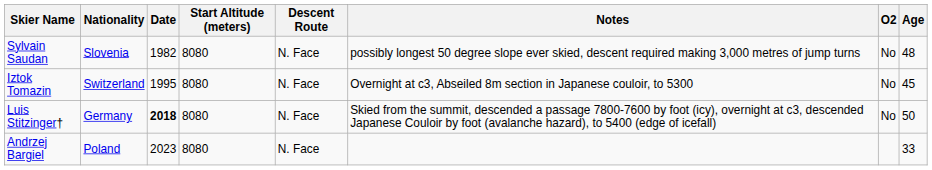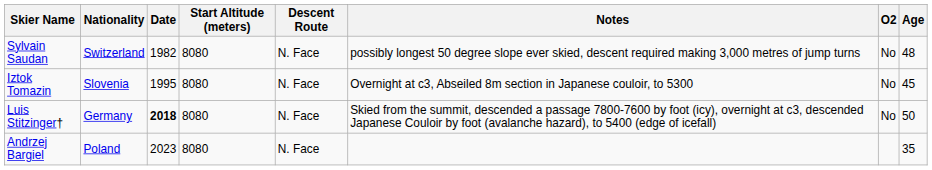(106, 52) Slovenia -> (114, 52) Switzerland
(114, 84) Switzerland -> (106, 84) Slovenia
(909, 148) 33 -> (909, 148) 35
